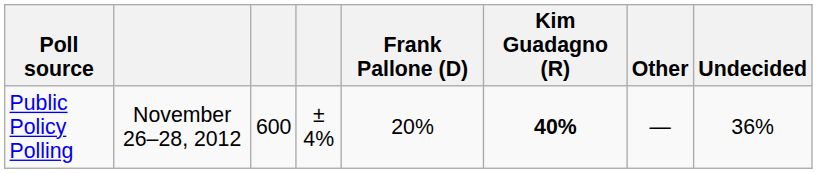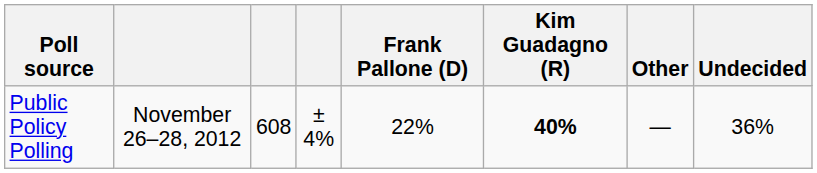(274, 126) 600 -> (274, 126) 608
(413, 126) 20% -> (413, 126) 22%
